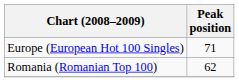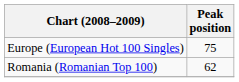(210, 47) 71 -> (210, 47) 75
